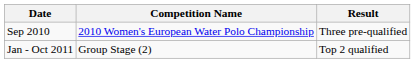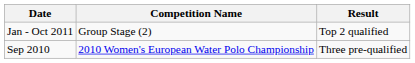rows swapped: (28, 31) <-> (40, 49)
